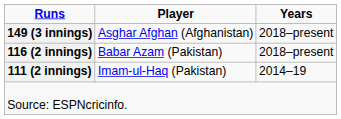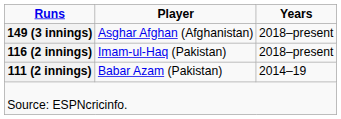(160, 52) Babar Azam (Pakistan) -> (162, 52) Imam-ul-Haq (Pakistan)
(162, 71) Imam-ul-Haq (Pakistan) -> (160, 71) Babar Azam (Pakistan)
